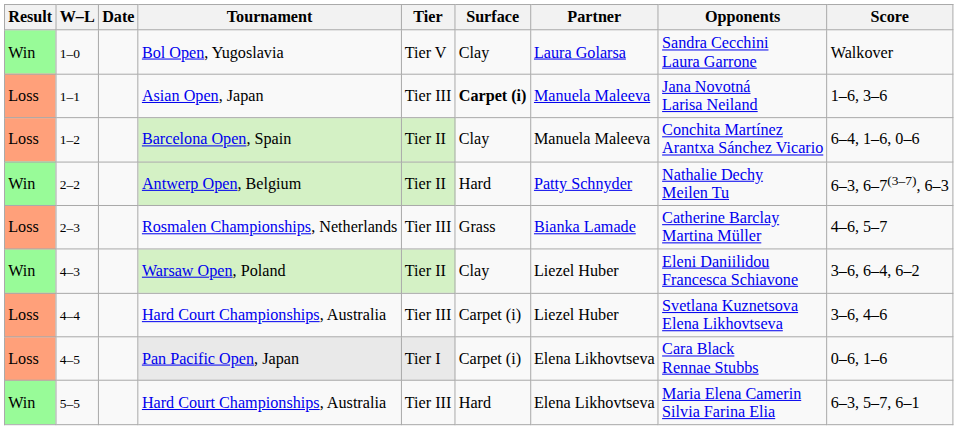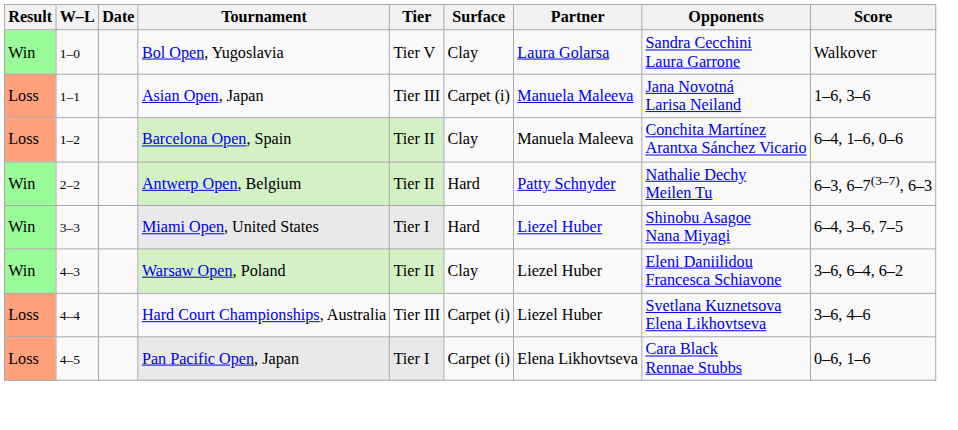(493, 95) bold -> (479, 95) normal
- row: (70, 228)
+ row: (70, 228)
- row: (70, 403)
